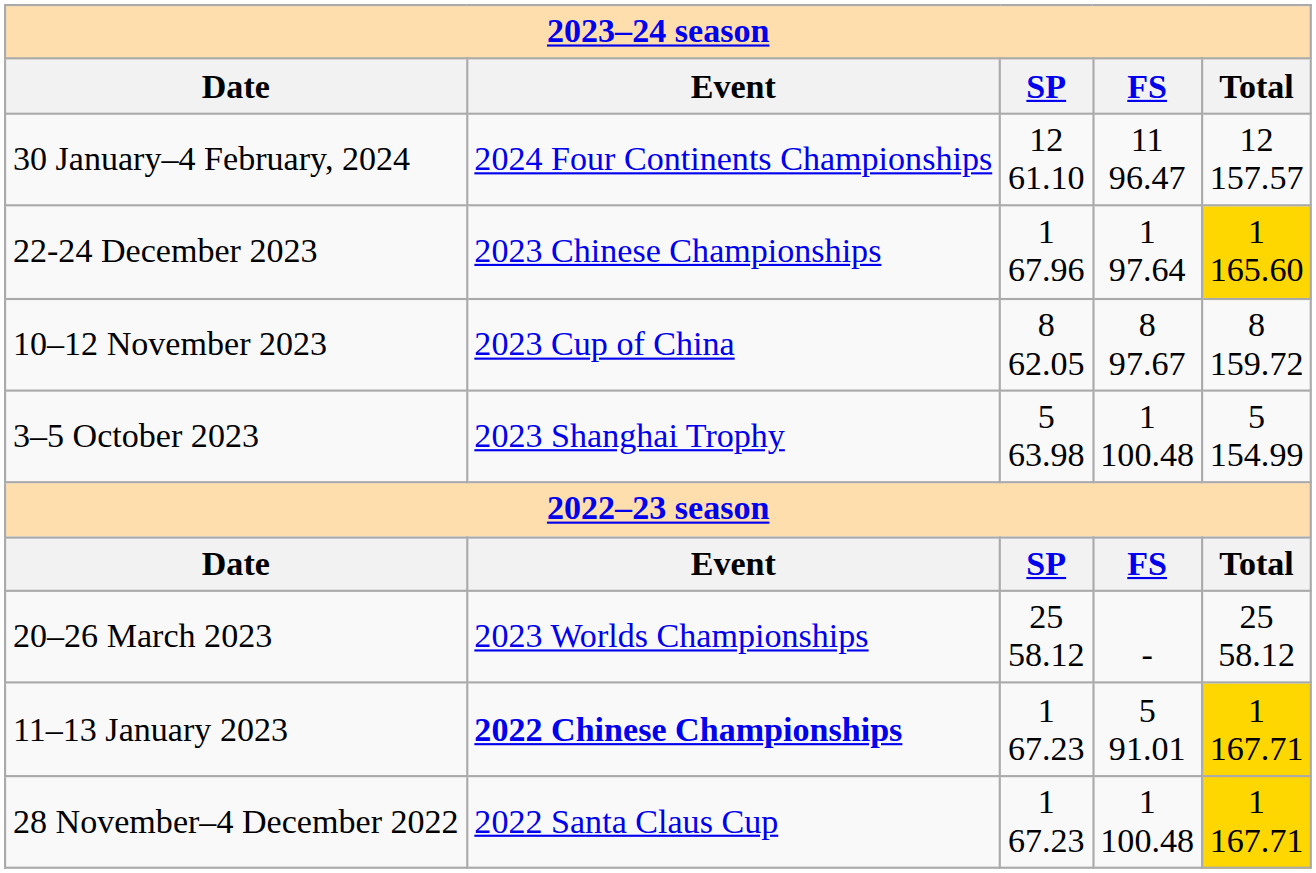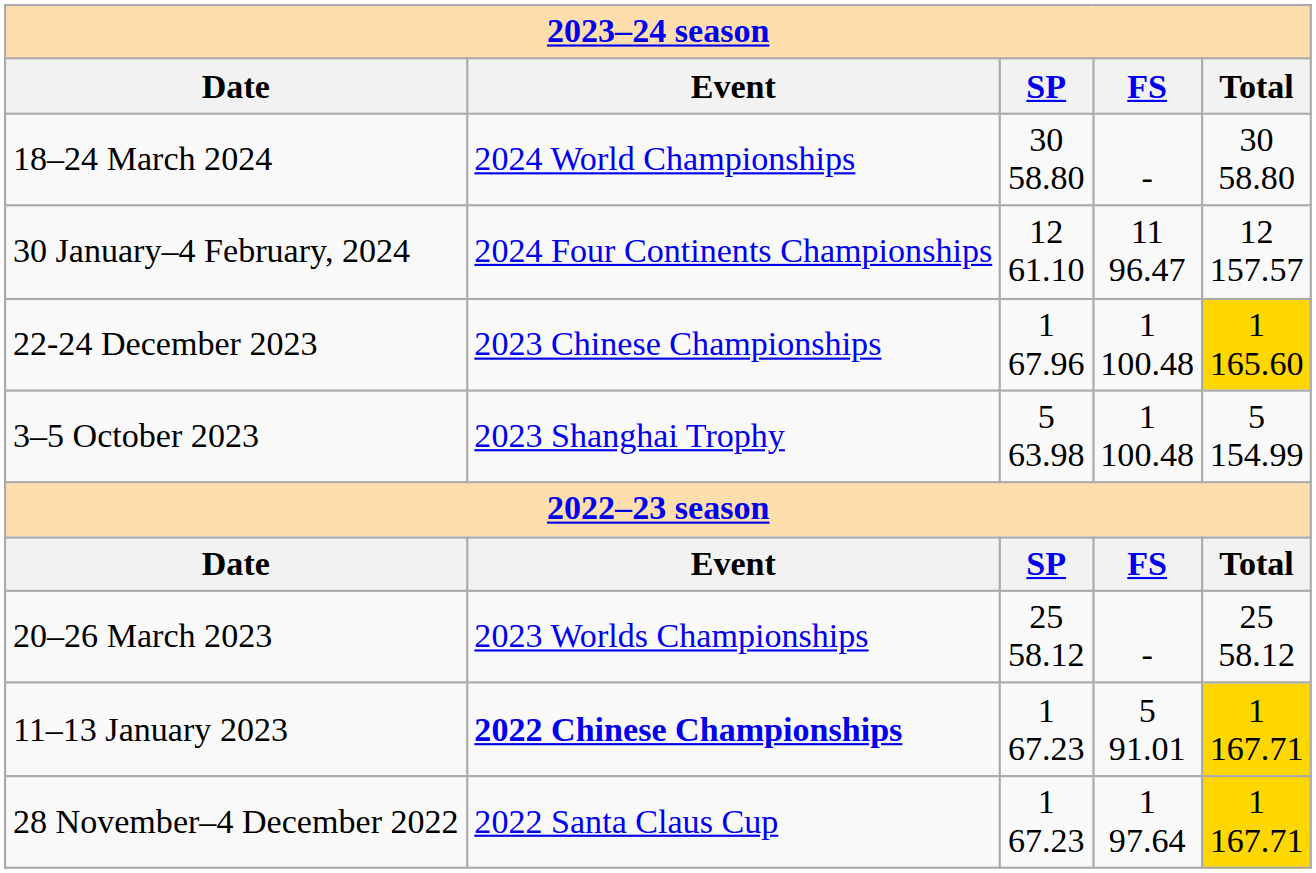+ row: (143, 158)
(1147, 251) 1 97.64 -> (1147, 343) 1 100.48
- row: (170, 343)
(1147, 821) 1 100.48 -> (1147, 821) 1 97.64
